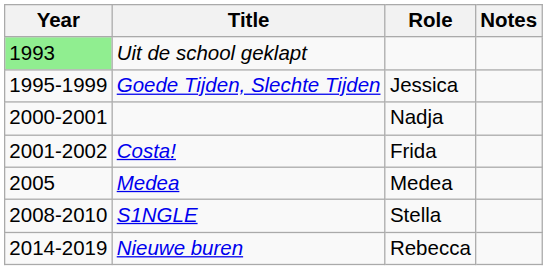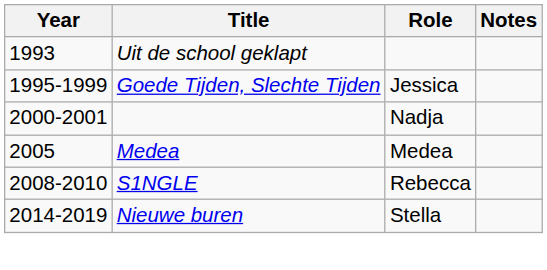(32, 53) lightgreen background -> (32, 53) no background
- row: (146, 150)
(416, 215) Stella -> (430, 183) Rebecca
(430, 248) Rebecca -> (416, 215) Stella
